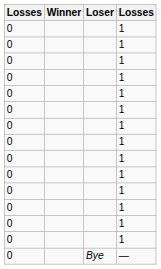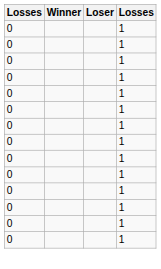- row: (95, 256)
